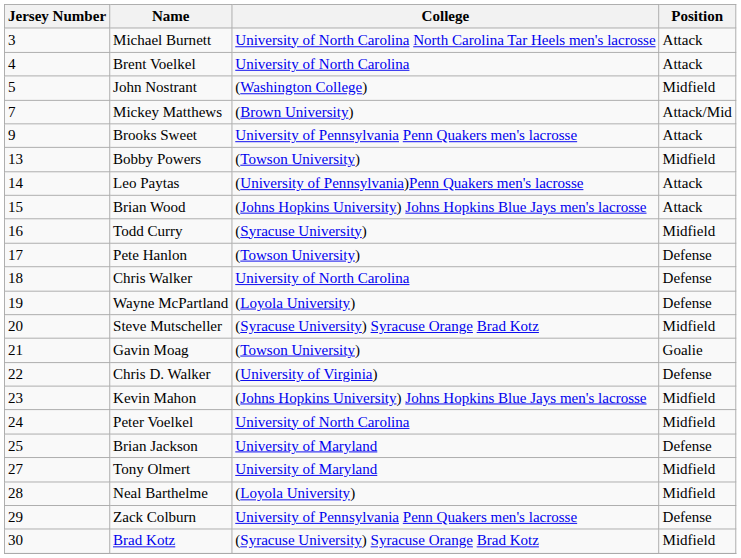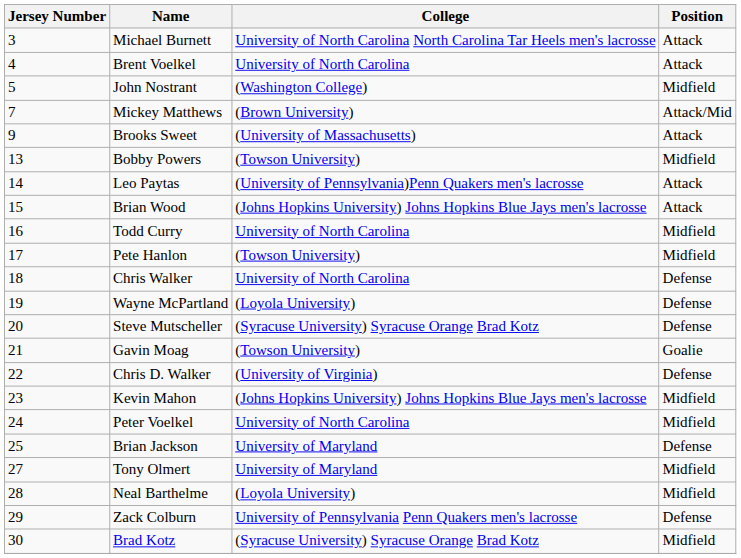(406, 135) University of Pennsylvania Penn Quakers men's lacrosse -> (325, 135) (University of Massachusetts)
(301, 231) (Syracuse University) -> (322, 231) University of North Carolina
(687, 254) Defense -> (689, 254) Midfield
(689, 326) Midfield -> (687, 326) Defense
